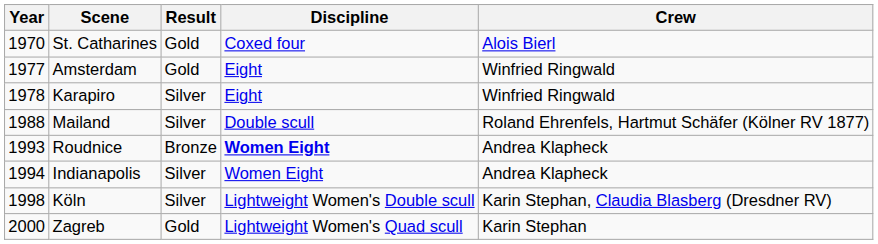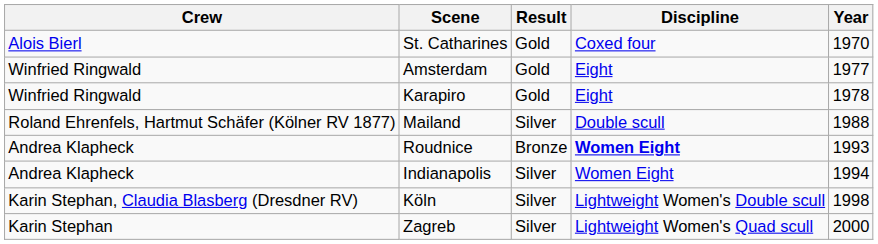columns swapped: (27, 17) <-> (676, 17)
(185, 95) Silver -> (533, 95) Gold
(182, 226) Gold -> (536, 226) Silver
